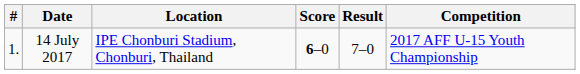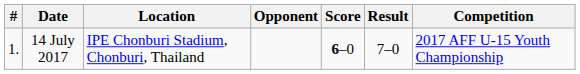+ column: (286, 16)
